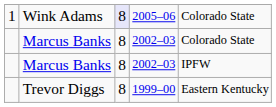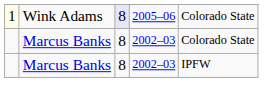(12, 16) no background -> (12, 16) lightyellow background
- row: (64, 89)
